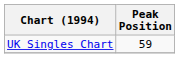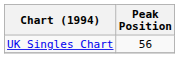(145, 44) 59 -> (145, 44) 56
